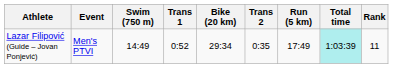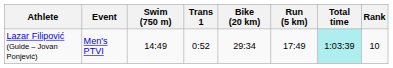- column: (261, 17)
(375, 46) 11 -> (375, 46) 10
